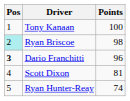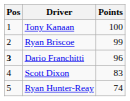(9, 42) paleturquoise background -> (9, 42) no background
(118, 42) 98 -> (118, 42) 99
(118, 73) 81 -> (118, 73) 83
